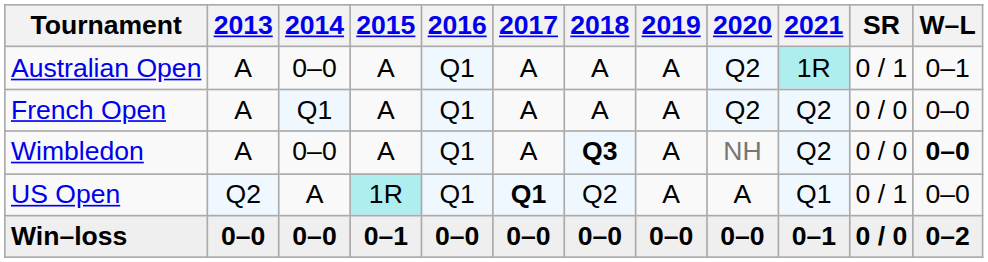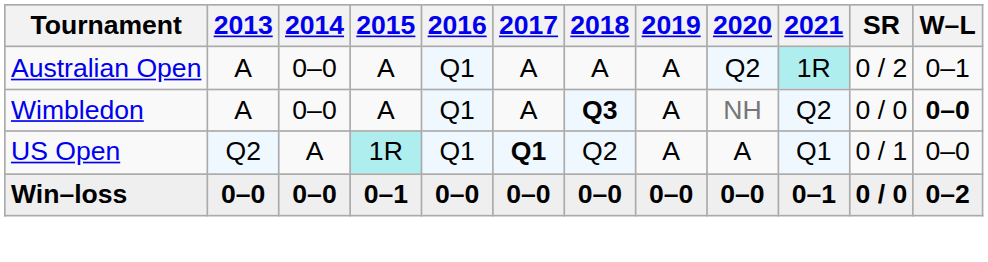(881, 67) 0 / 1 -> (881, 67) 0 / 2
- row: (88, 109)
